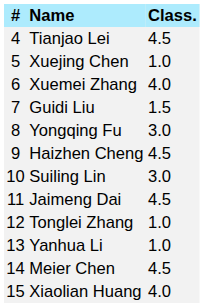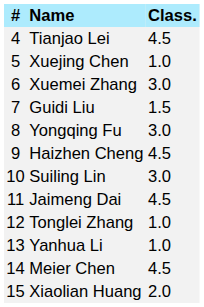(160, 84) 4.0 -> (160, 84) 3.0
(160, 291) 4.0 -> (160, 291) 2.0
